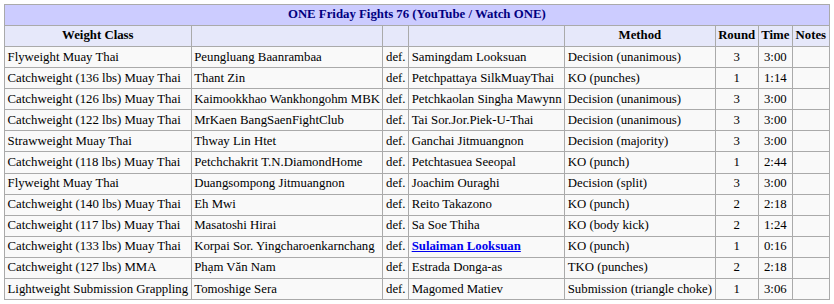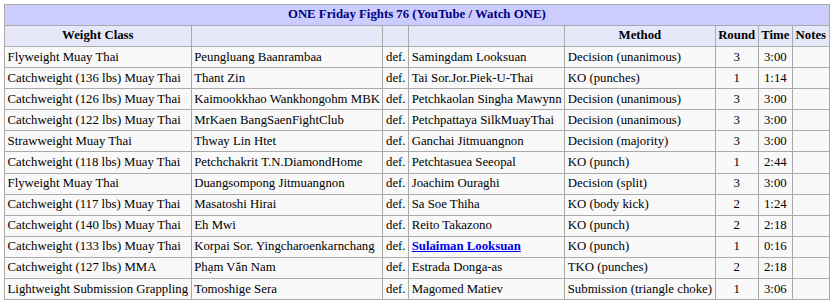(483, 78) Petchpattaya SilkMuayThai -> (473, 78) Tai Sor.Jor.Piek-U-Thai
(473, 120) Tai Sor.Jor.Piek-U-Thai -> (483, 120) Petchpattaya SilkMuayThai
rows swapped: (215, 204) <-> (235, 225)
